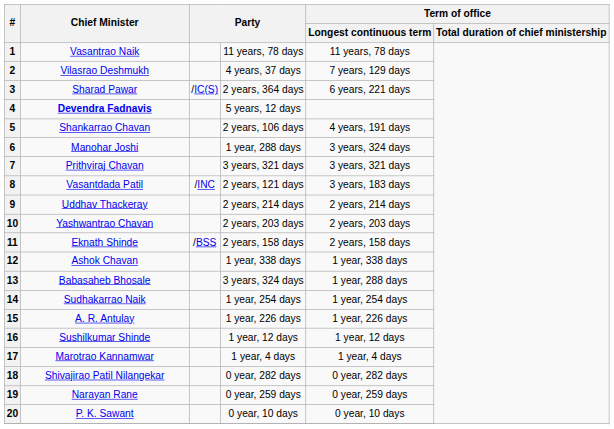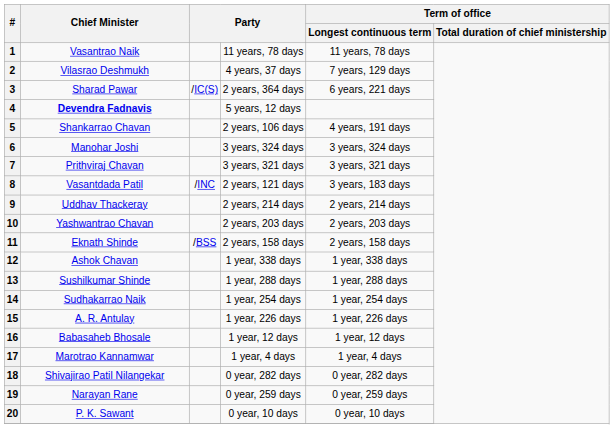(263, 147) 1 year, 288 days -> (263, 147) 3 years, 324 days
(105, 280) Babasaheb Bhosale -> (105, 280) Sushilkumar Shinde
(263, 280) 3 years, 324 days -> (263, 280) 1 year, 288 days
(105, 337) Sushilkumar Shinde -> (105, 337) Babasaheb Bhosale
